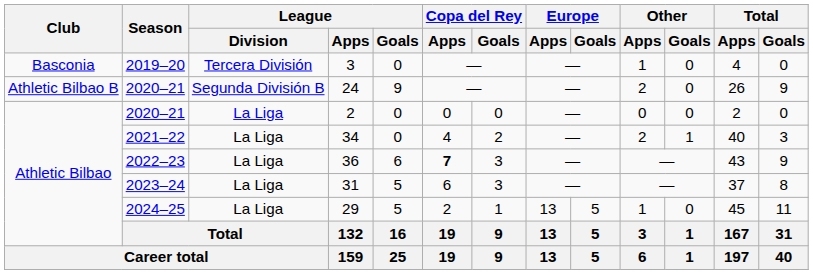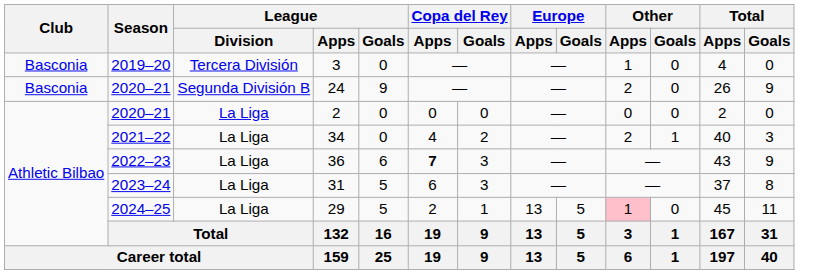(63, 88) Athletic Bilbao B -> (56, 88) Basconia
(642, 209) no background -> (628, 209) pink background
